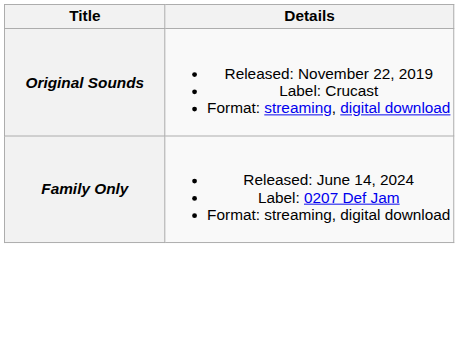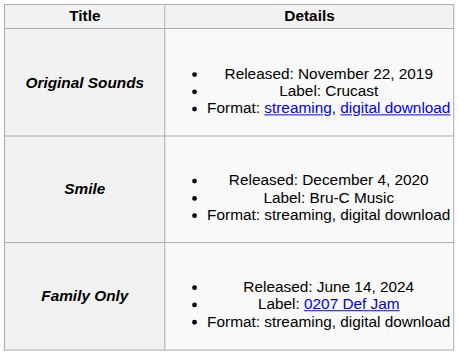+ row: (85, 189)
